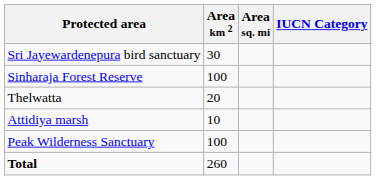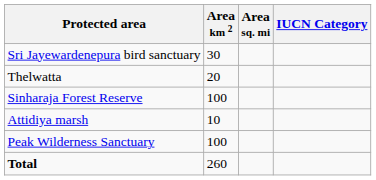rows swapped: (75, 75) <-> (35, 97)
